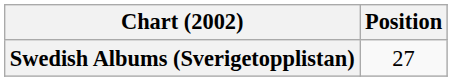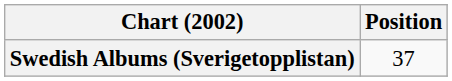(404, 57) 27 -> (404, 57) 37
